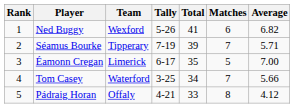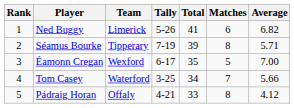(126, 29) Wexford -> (127, 29) Limerick
(228, 45) 7 -> (228, 45) 8
(127, 62) Limerick -> (126, 62) Wexford
